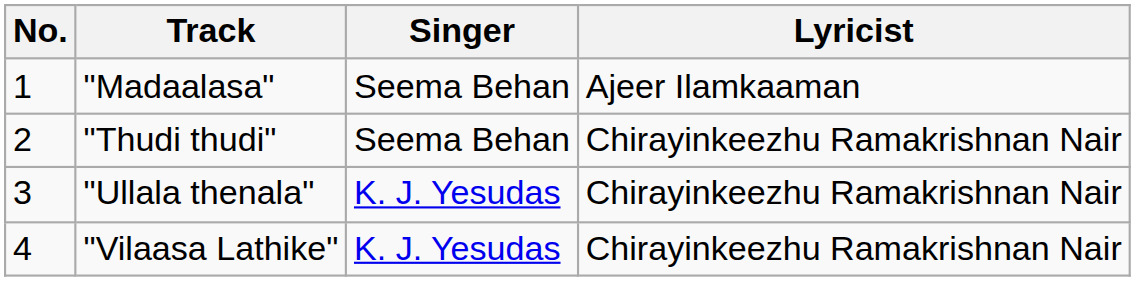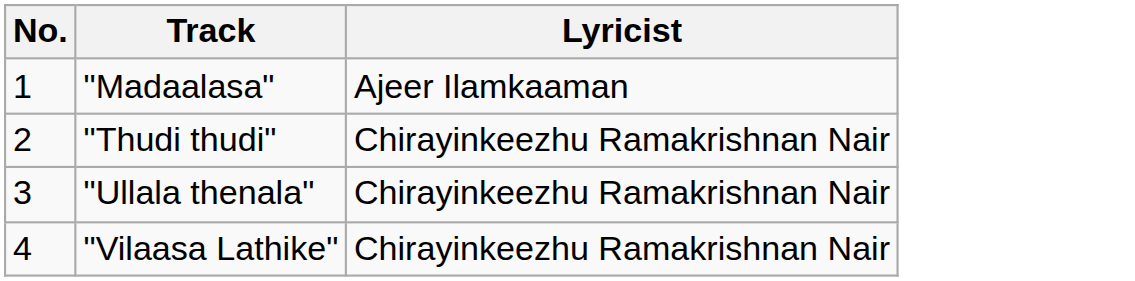- column: (462, 31)
